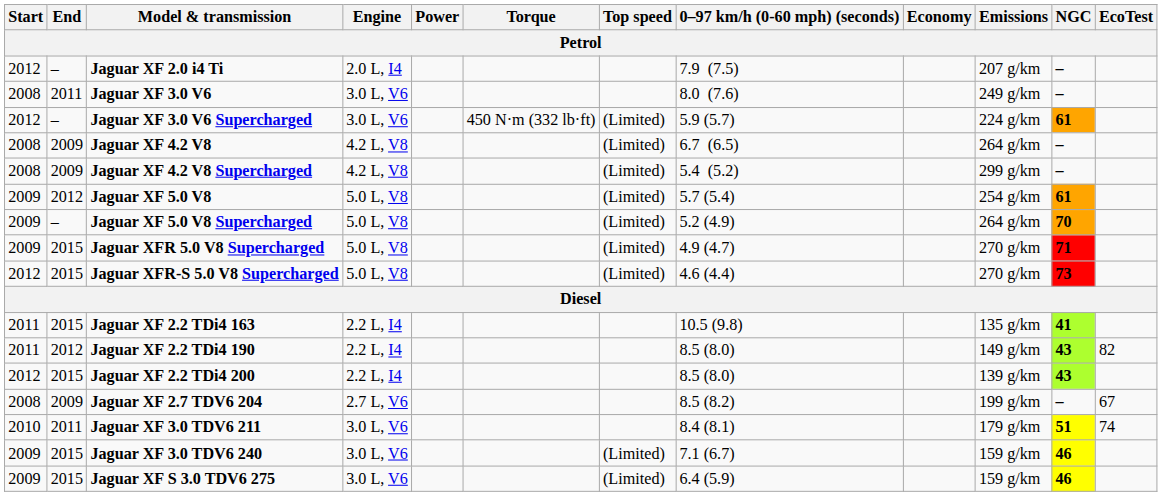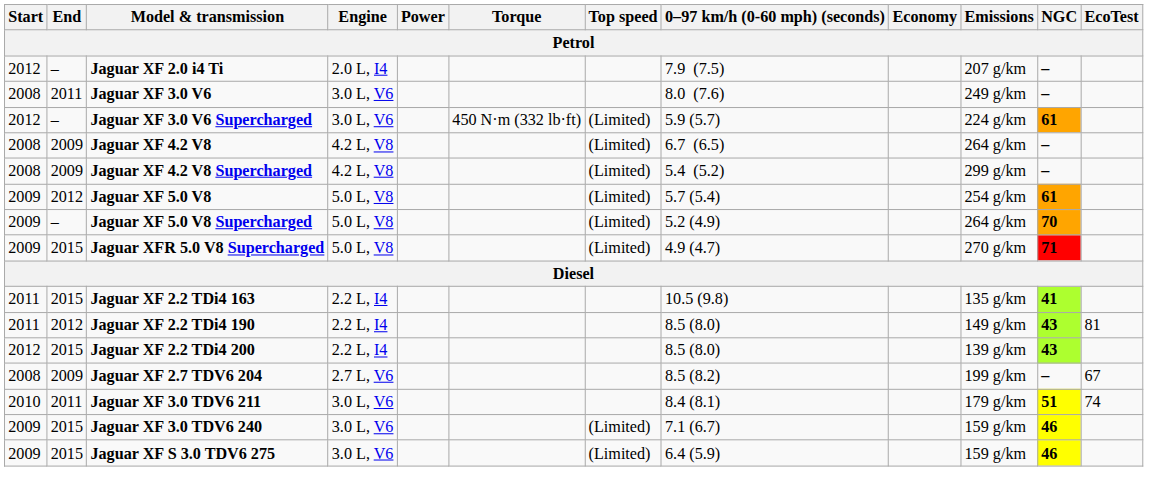- row: (215, 273)
(1107, 350) 82 -> (1093, 324) 81
